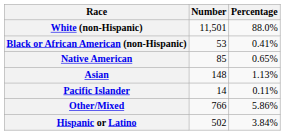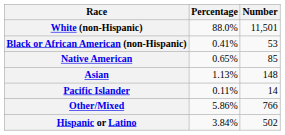columns swapped: (209, 12) <-> (254, 12)
